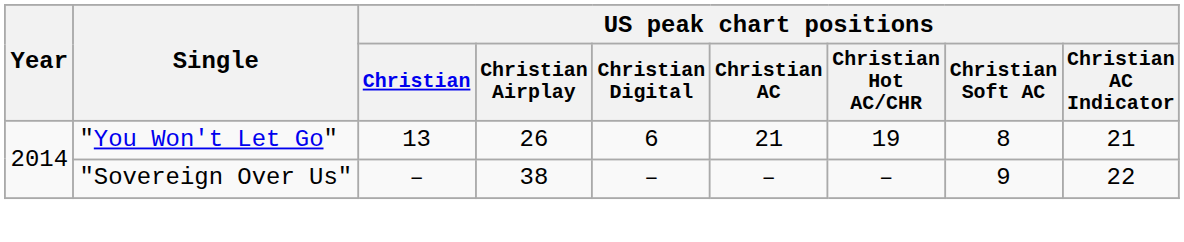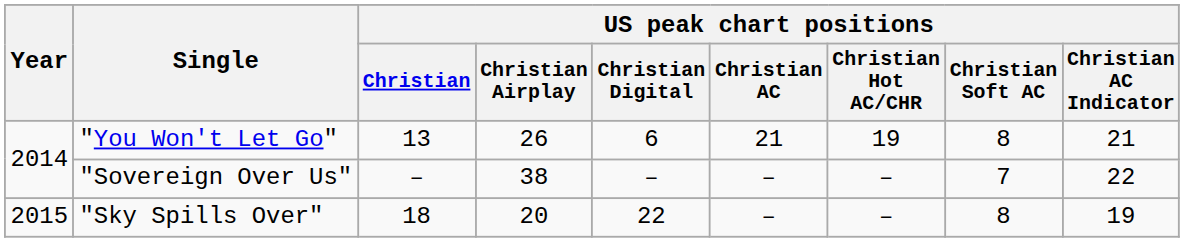(1003, 178) 9 -> (1003, 178) 7
+ row: (201, 217)
